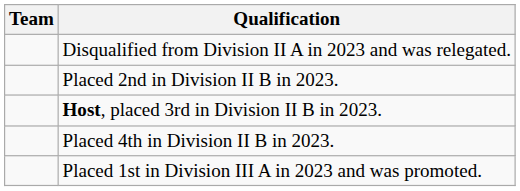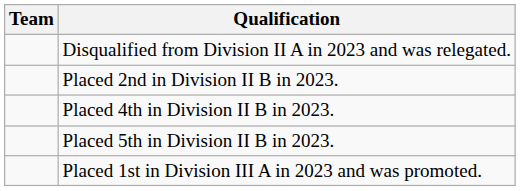- row: (222, 110)
+ row: (198, 140)
